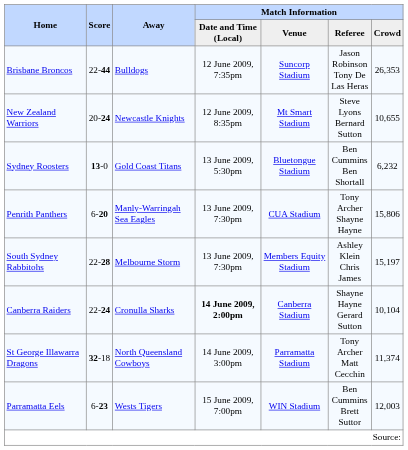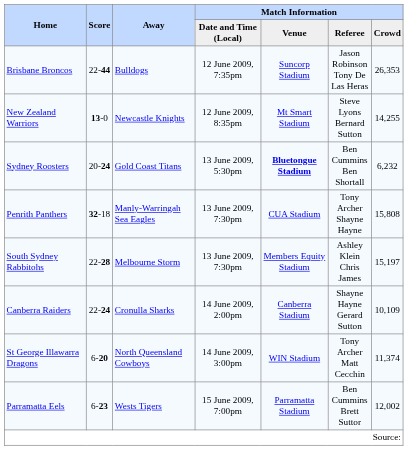(99, 118) 20-24 -> (99, 118) 13-0
(387, 118) 10,655 -> (387, 118) 14,255
(99, 166) 13-0 -> (99, 166) 20-24
(294, 166) normal -> (294, 166) bold
(99, 214) 6-20 -> (99, 214) 32-18
(387, 214) 15,806 -> (387, 214) 15,808
(228, 310) bold -> (228, 310) normal
(387, 310) 10,104 -> (387, 310) 10,109
(99, 358) 32-18 -> (99, 358) 6-20
(294, 358) Parramatta Stadium -> (294, 358) WIN Stadium
(294, 406) WIN Stadium -> (294, 406) Parramatta Stadium
(387, 406) 12,003 -> (387, 406) 12,002
